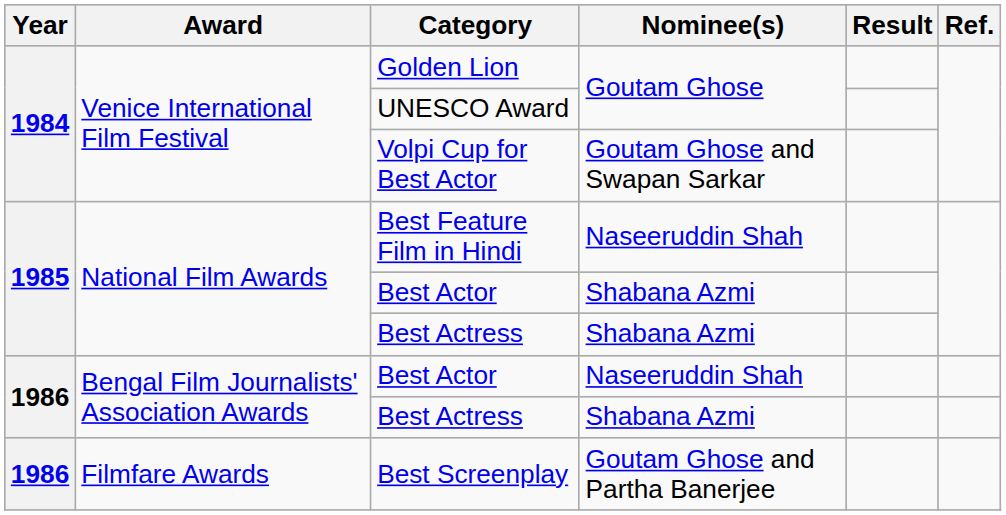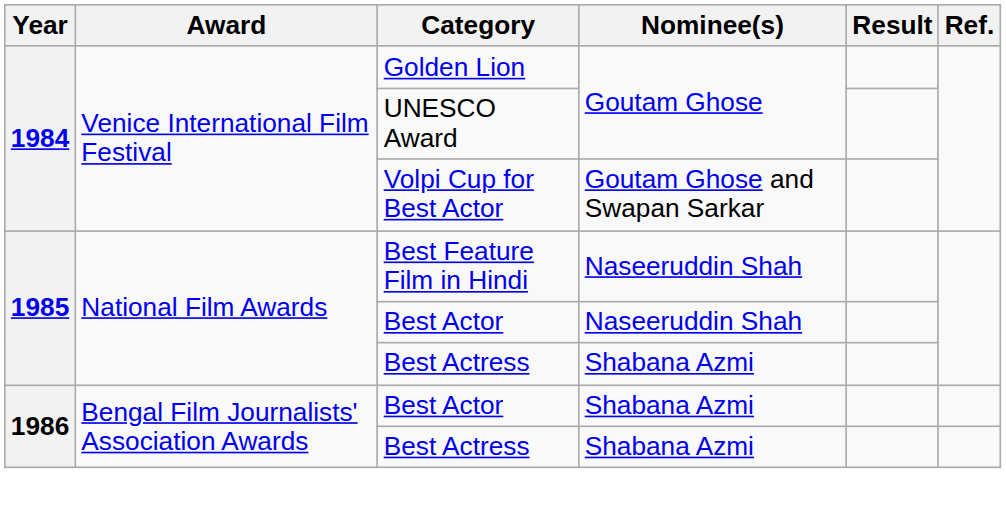(670, 292) Shabana Azmi -> (693, 321) Naseeruddin Shah
(694, 375) Naseeruddin Shah -> (669, 405) Shabana Azmi
- row: (175, 473)
